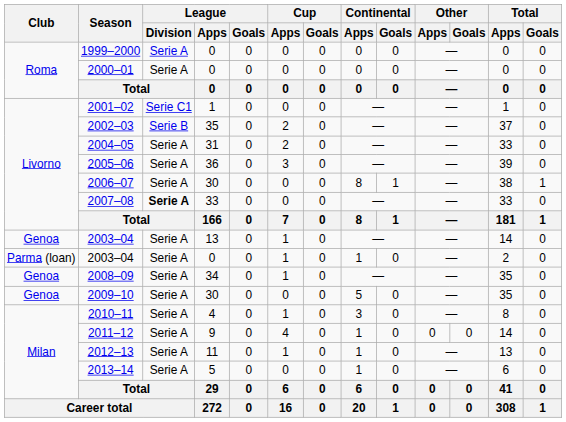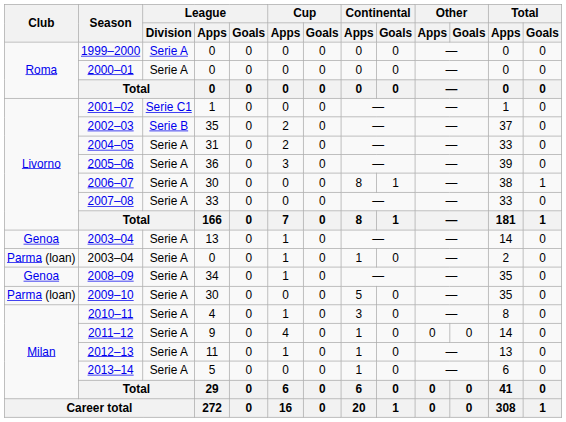(169, 201) bold -> (169, 201) normal
(41, 295) Genoa -> (41, 295) Parma (loan)
